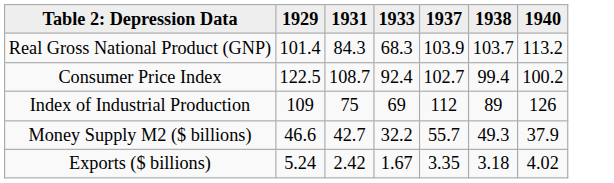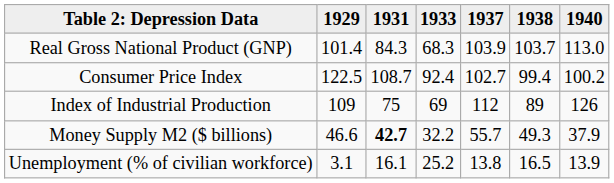(543, 47) 113.2 -> (584, 47) 113.0
(350, 134) normal -> (391, 134) bold
- row: (140, 163)
+ row: (161, 163)
